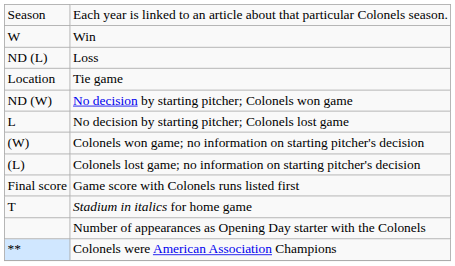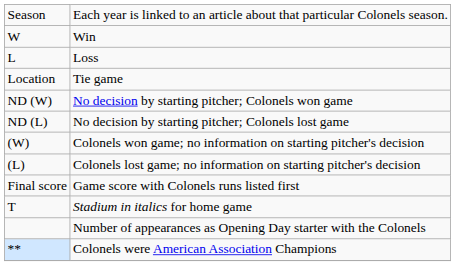(27, 57) ND (L) -> (12, 57) L
(12, 121) L -> (27, 121) ND (L)
